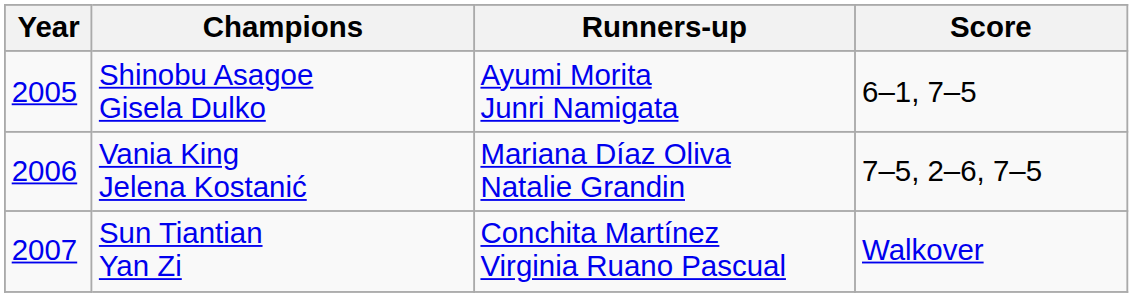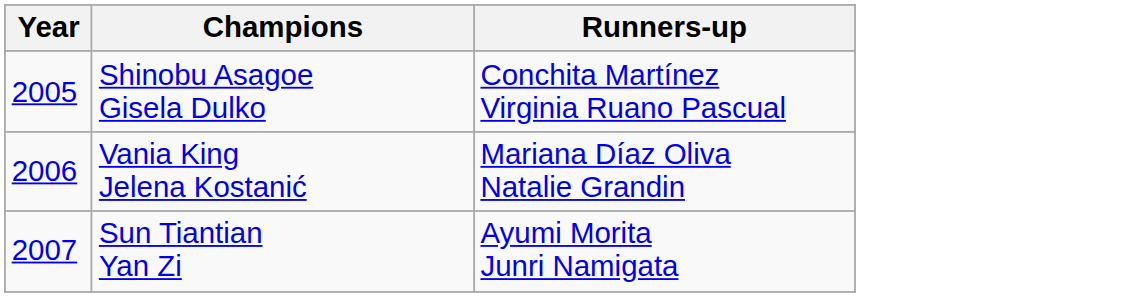- column: (991, 27)
(579, 91) Ayumi Morita Junri Namigata -> (633, 91) Conchita Martínez Virginia Ruano Pascual
(633, 250) Conchita Martínez Virginia Ruano Pascual -> (579, 250) Ayumi Morita Junri Namigata
